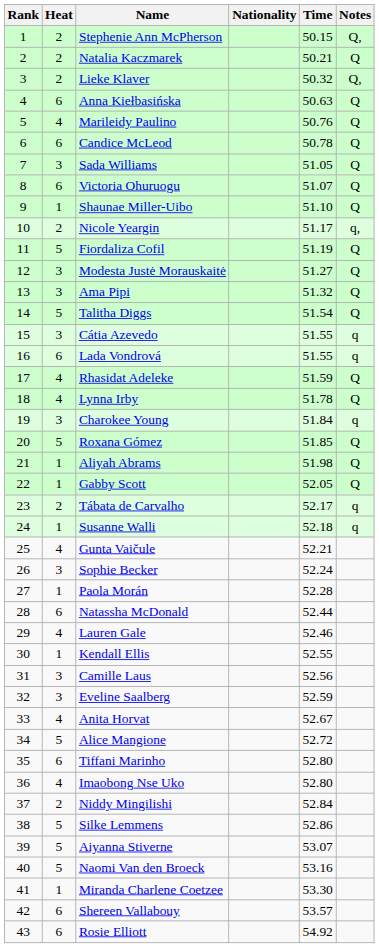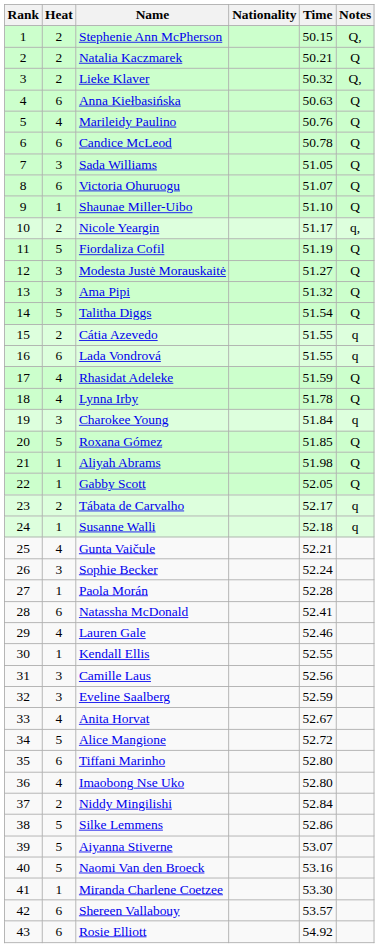(59, 334) 3 -> (59, 334) 2
(318, 611) 52.44 -> (318, 611) 52.41
